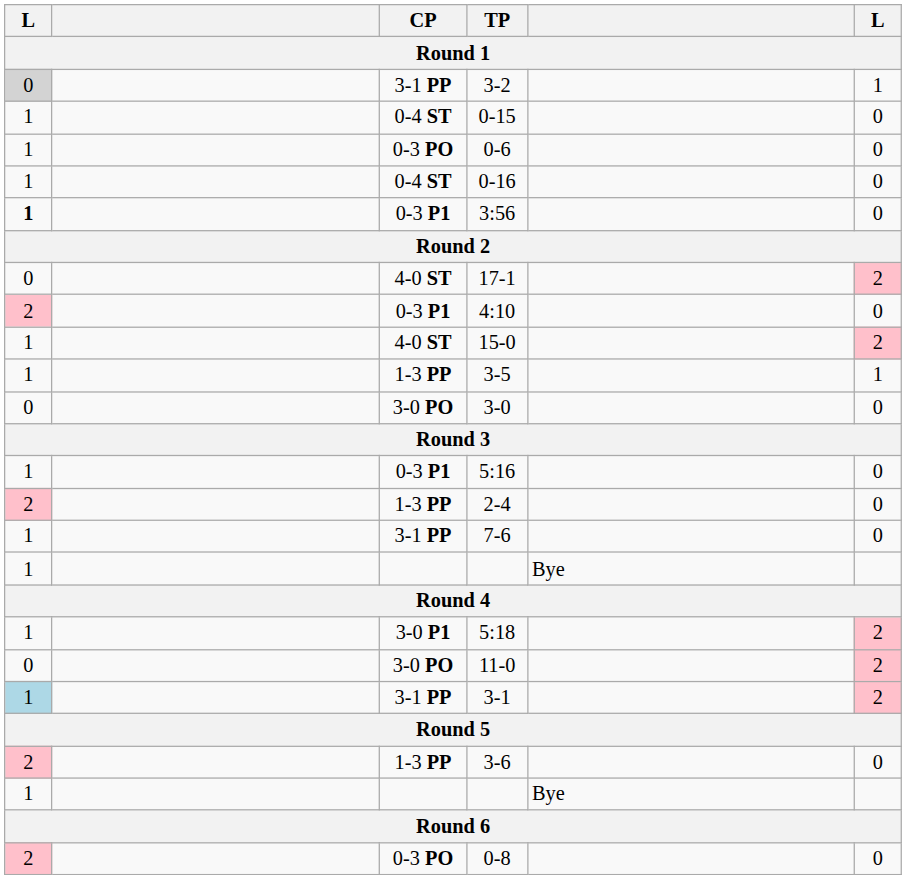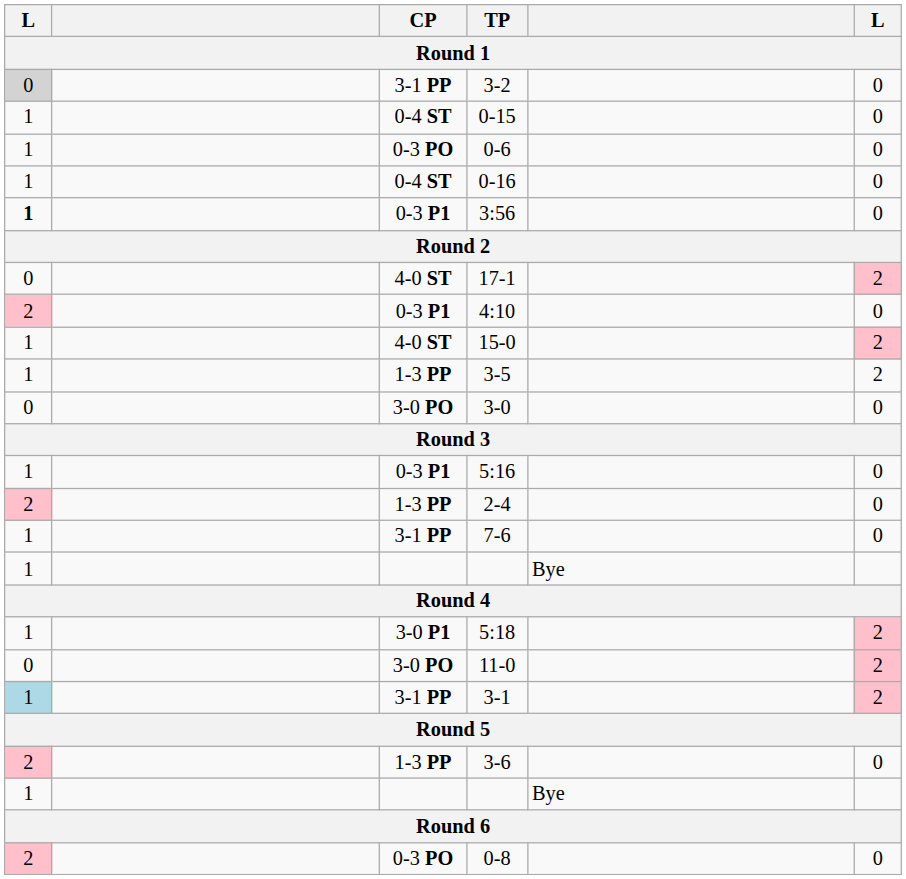(878, 85) 1 -> (878, 85) 0
(878, 375) 1 -> (878, 375) 2
